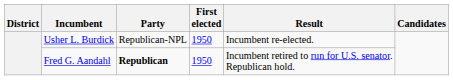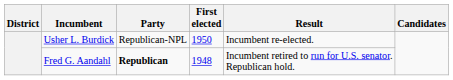(202, 61) 1950 -> (202, 61) 1948
